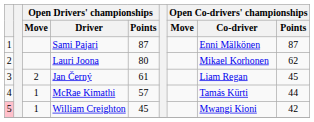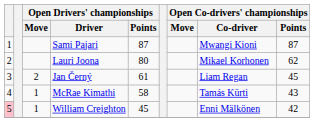(230, 44) Enni Mälkönen -> (228, 44) Mwangi Kioni
(143, 92) 57 -> (143, 92) 58
(293, 92) 44 -> (293, 92) 43
(228, 109) Mwangi Kioni -> (230, 109) Enni Mälkönen
